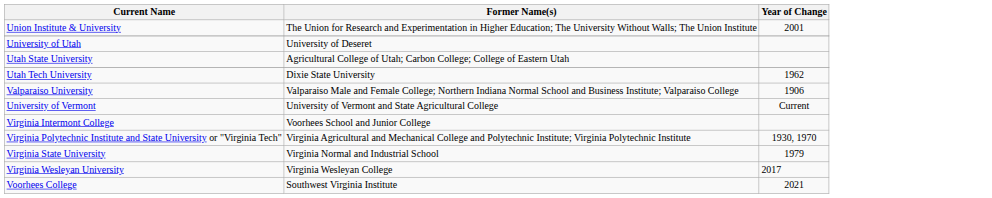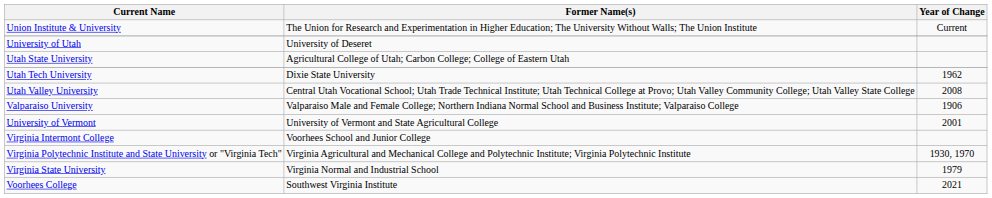(794, 28) 2001 -> (952, 28) Current
+ row: (52, 91)
(794, 106) Current -> (952, 122) 2001
- row: (65, 169)
